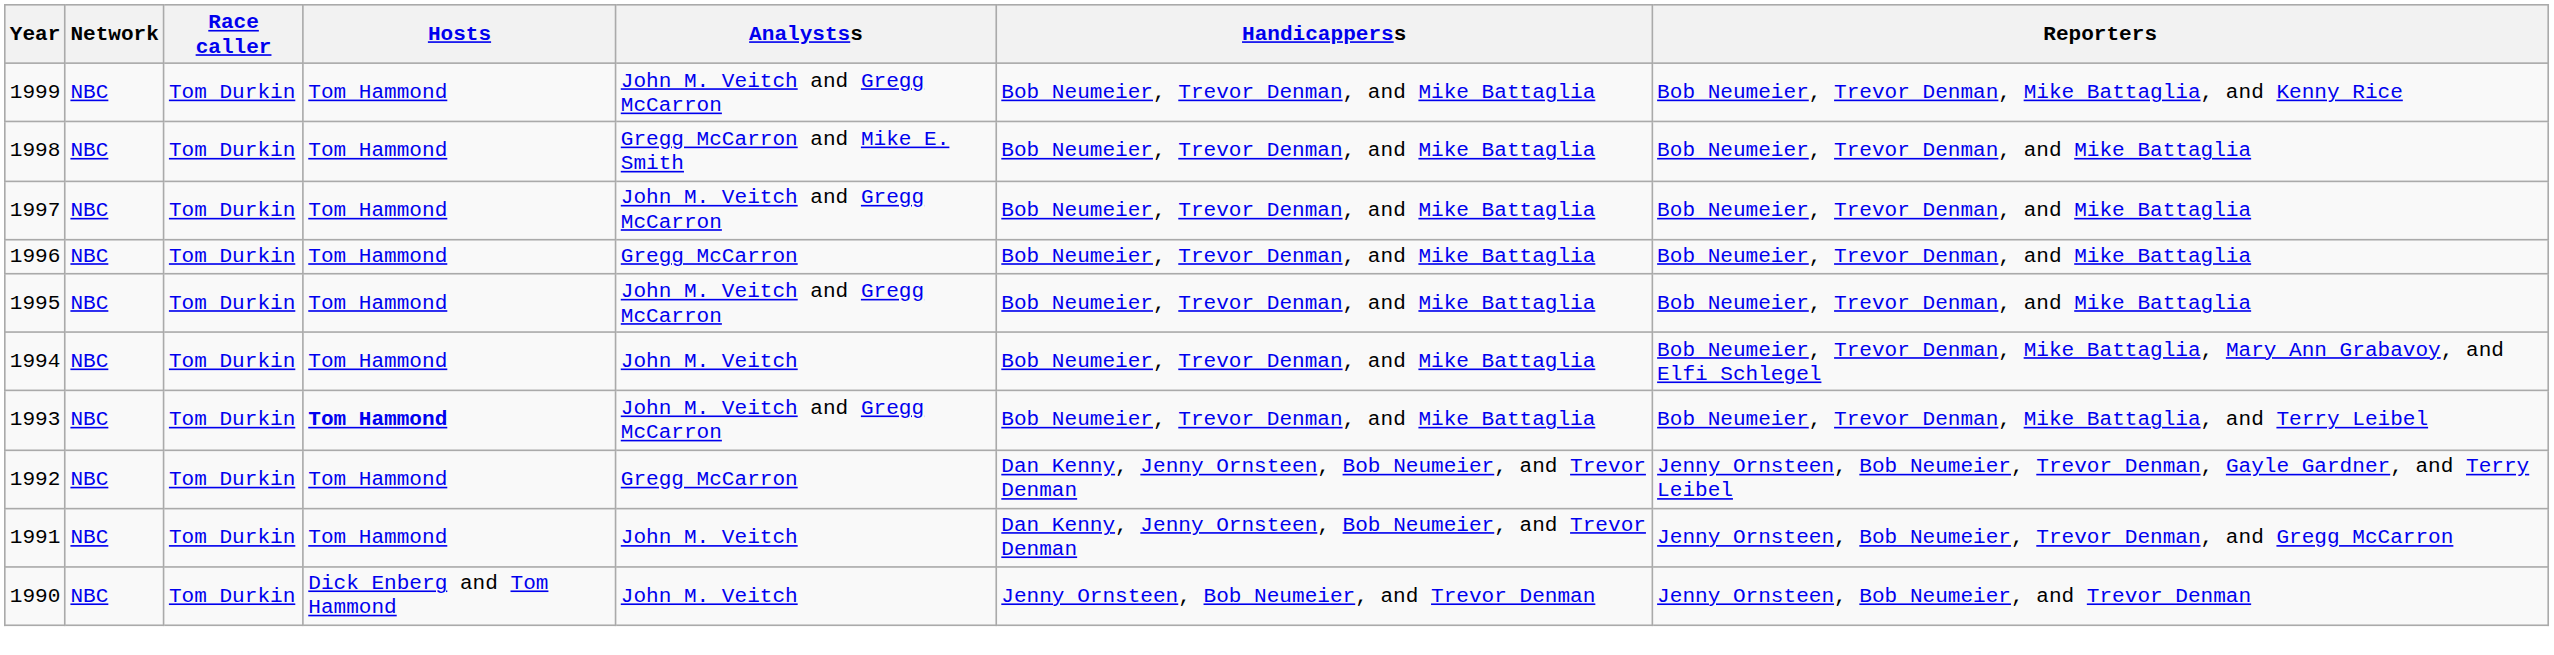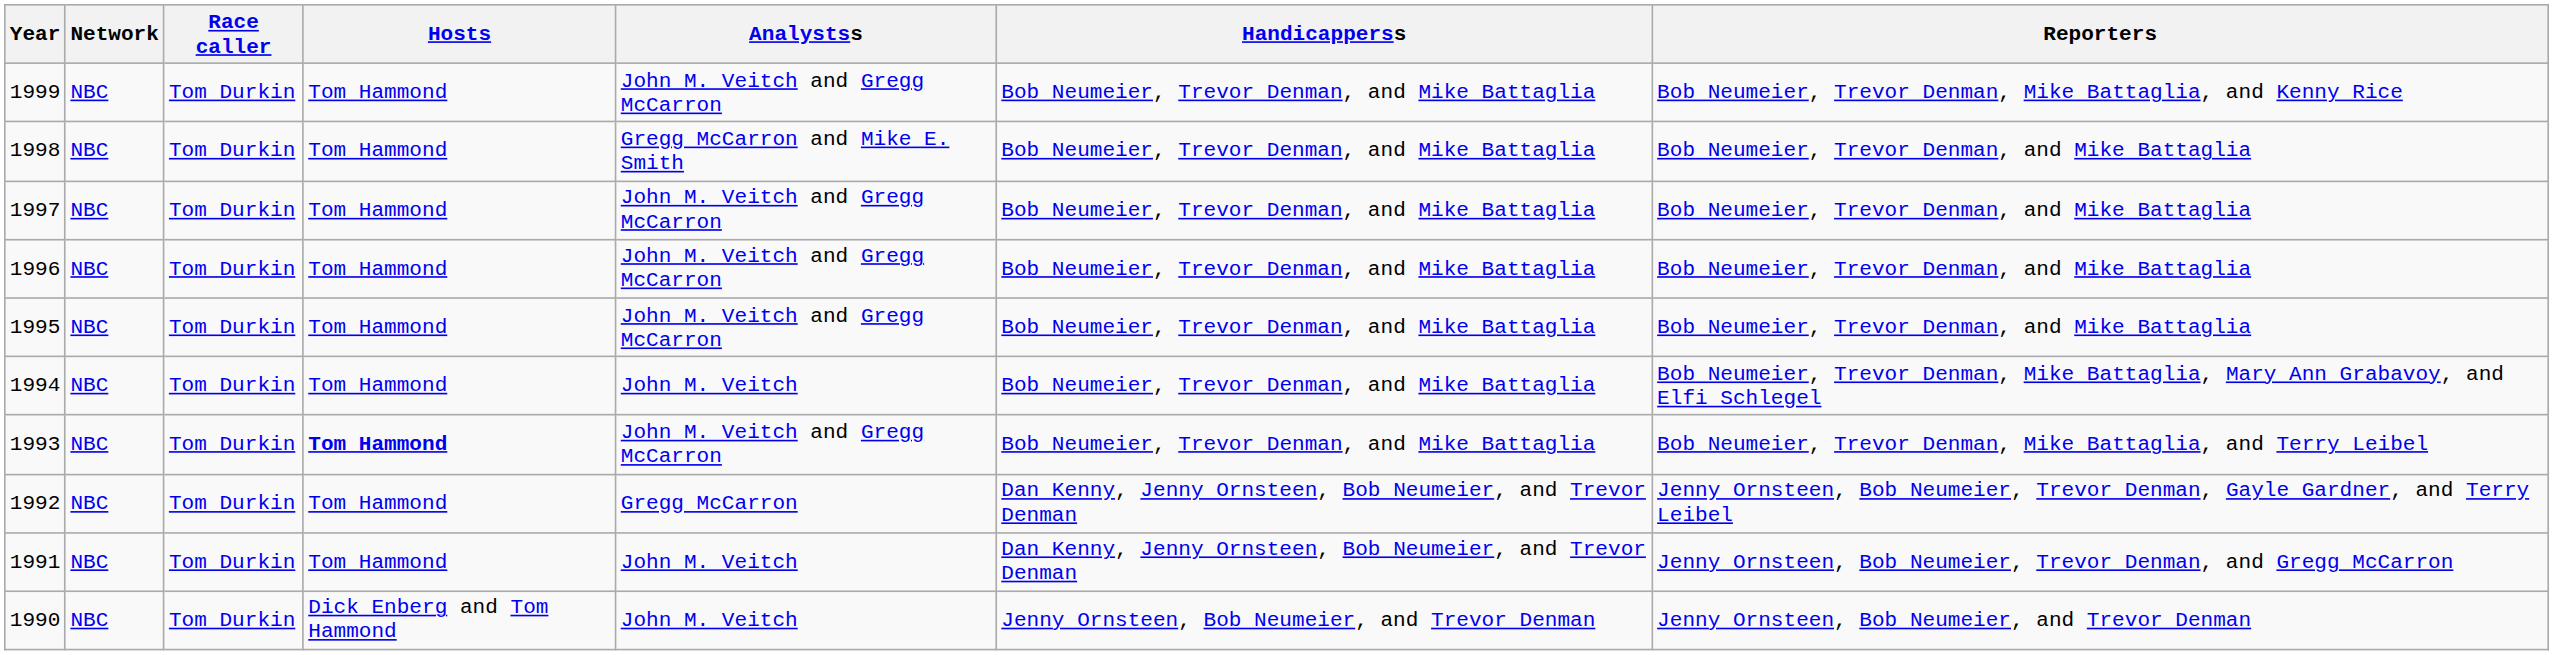(709, 256) Gregg McCarron -> (772, 269) John M. Veitch and Gregg McCarron
